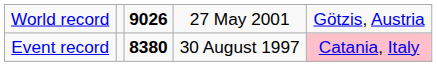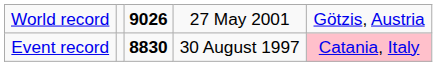(148, 46) 8380 -> (148, 46) 8830
